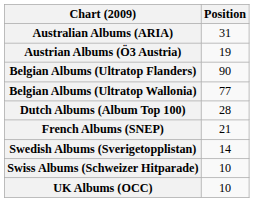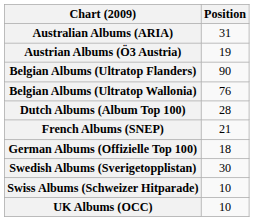(225, 91) 77 -> (225, 91) 76
+ row: (103, 149)
(225, 149) 14 -> (225, 168) 30
